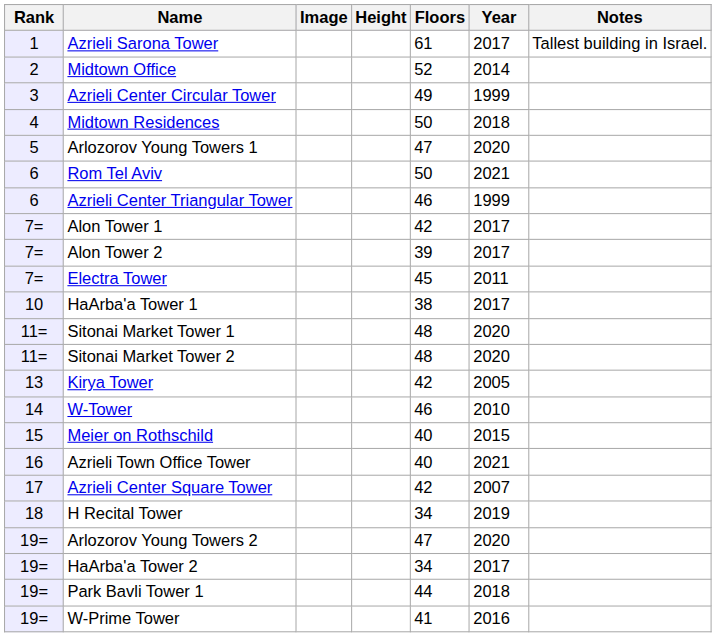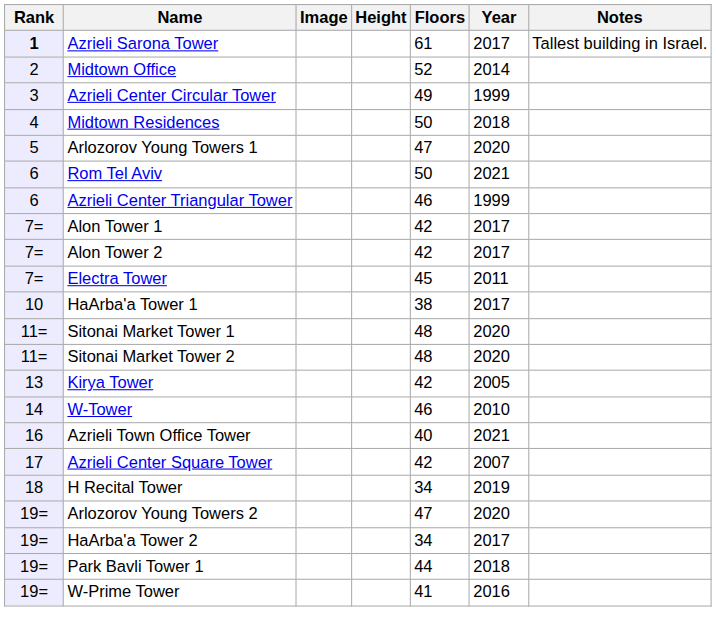(34, 43) normal -> (34, 43) bold
(423, 252) 39 -> (423, 252) 42
- row: (140, 435)
